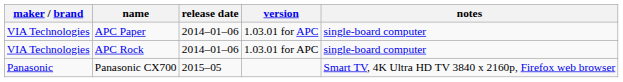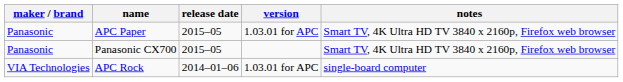(48, 31) VIA Technologies -> (30, 31) Panasonic
(210, 31) 2014–01–06 -> (202, 31) 2015–05
(375, 31) single-board computer -> (469, 31) Smart TV, 4K Ultra HD TV 3840 x 2160p, Firefox web browser
rows swapped: (119, 49) <-> (136, 67)
